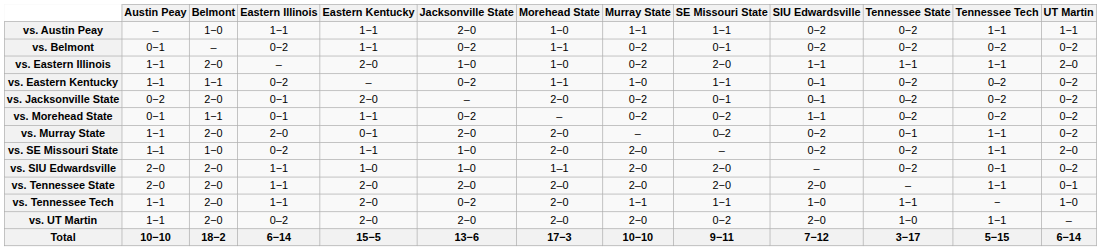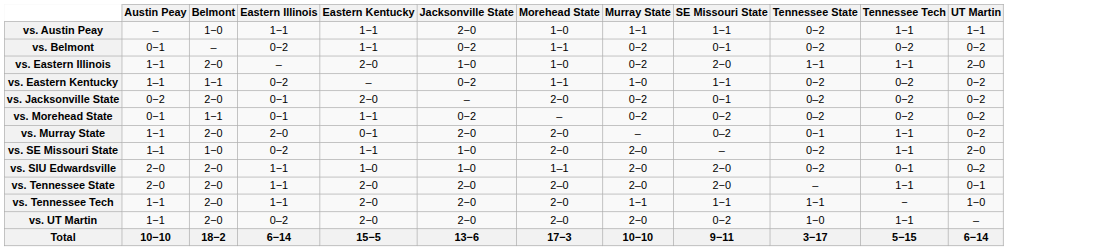- column: (817, 13)
(467, 202) 0−2 -> (467, 202) 2−0
